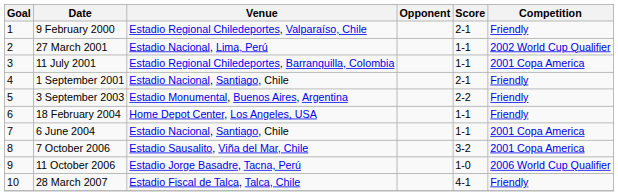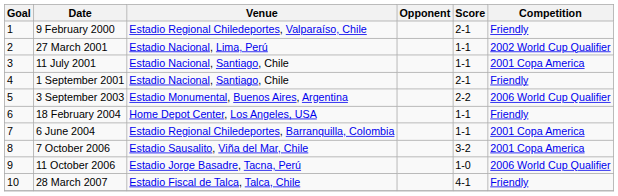(262, 63) Estadio Regional Chiledeportes, Barranquilla, Colombia -> (209, 63) Estadio Nacional, Santiago, Chile
(509, 97) Friendly -> (550, 97) 2006 World Cup Qualifier
(209, 131) Estadio Nacional, Santiago, Chile -> (262, 131) Estadio Regional Chiledeportes, Barranquilla, Colombia
